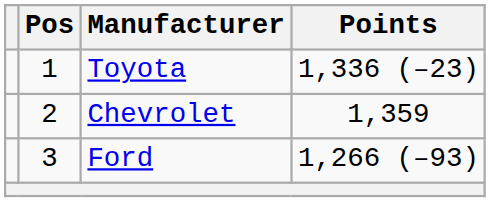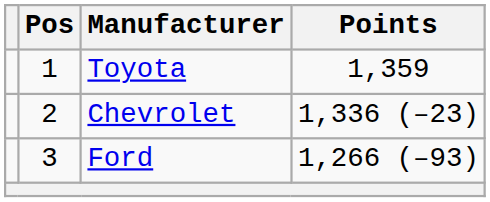(388, 72) 1,336 (–23) -> (388, 72) 1,359
(388, 116) 1,359 -> (388, 116) 1,336 (–23)
